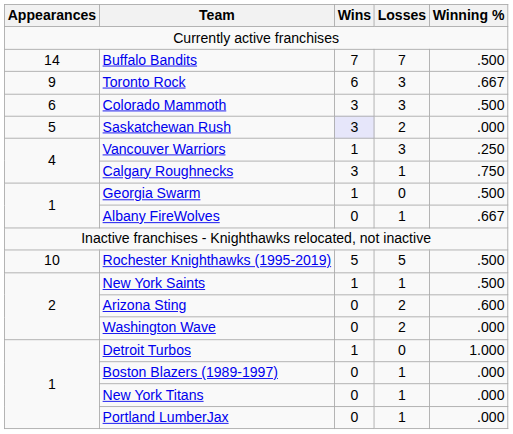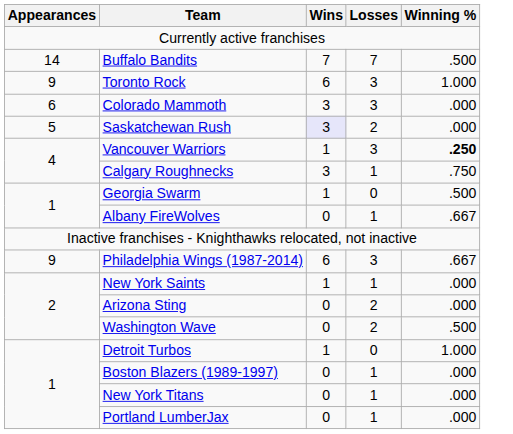(491, 82) .667 -> (459, 82) 1.000
(491, 104) .500 -> (463, 104) .000
(491, 149) normal -> (463, 149) bold
- row: (217, 261)
+ row: (203, 261)
(491, 283) .500 -> (463, 283) .000
(491, 305) .600 -> (463, 305) .000
(491, 328) .000 -> (463, 328) .500
